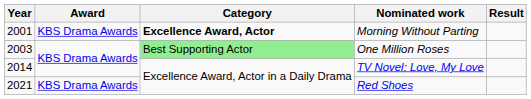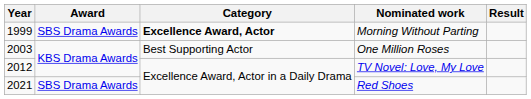(20, 31) 2001 -> (20, 31) 1999
(88, 31) KBS Drama Awards -> (88, 31) SBS Drama Awards
(198, 49) lightgreen background -> (198, 49) no background
(20, 67) 2014 -> (20, 67) 2012
(88, 85) KBS Drama Awards -> (88, 85) SBS Drama Awards
